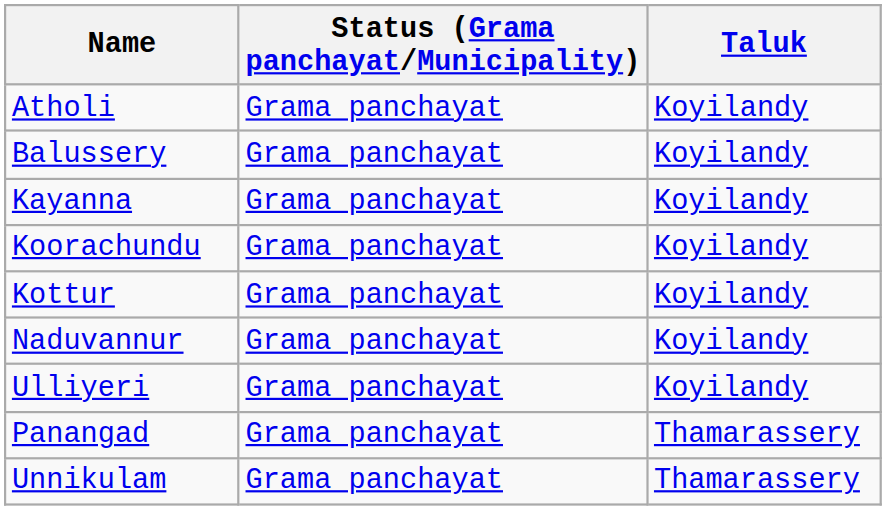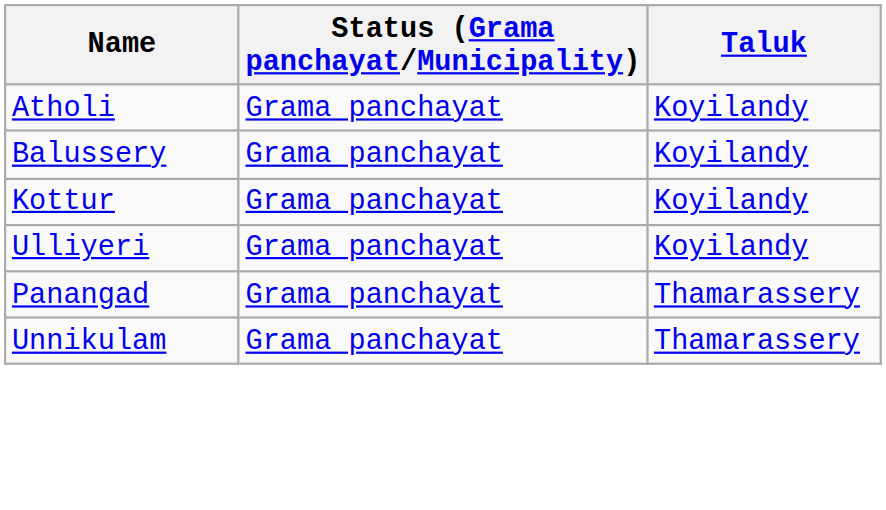- row: (72, 201)
- row: (106, 248)
- row: (98, 341)
